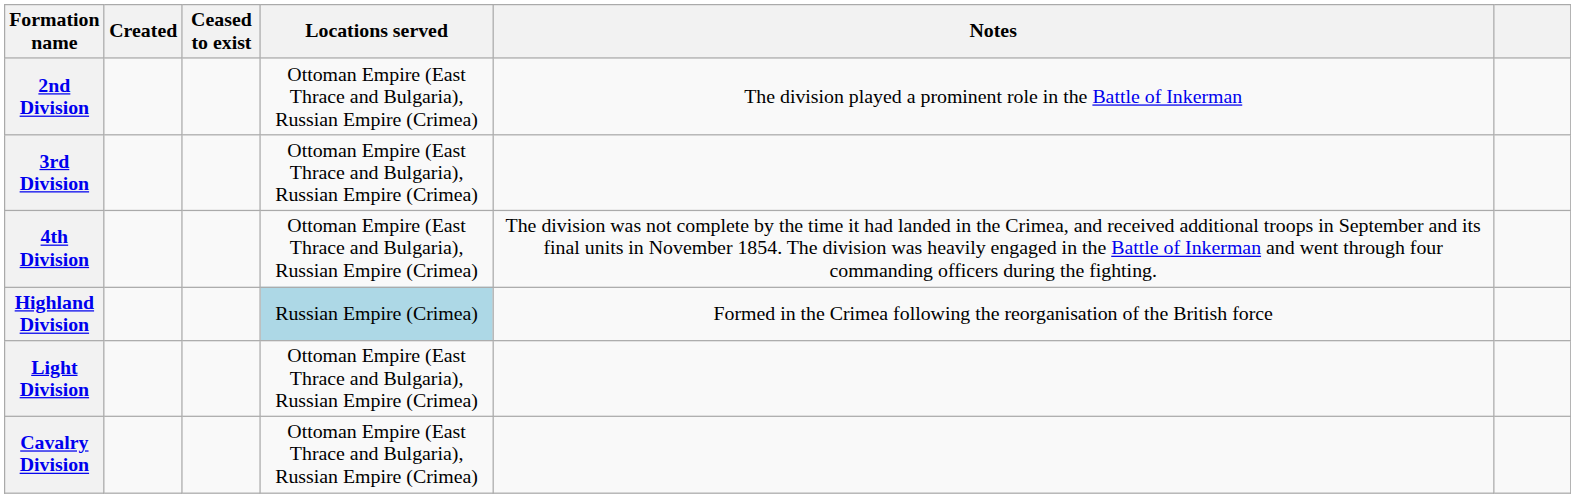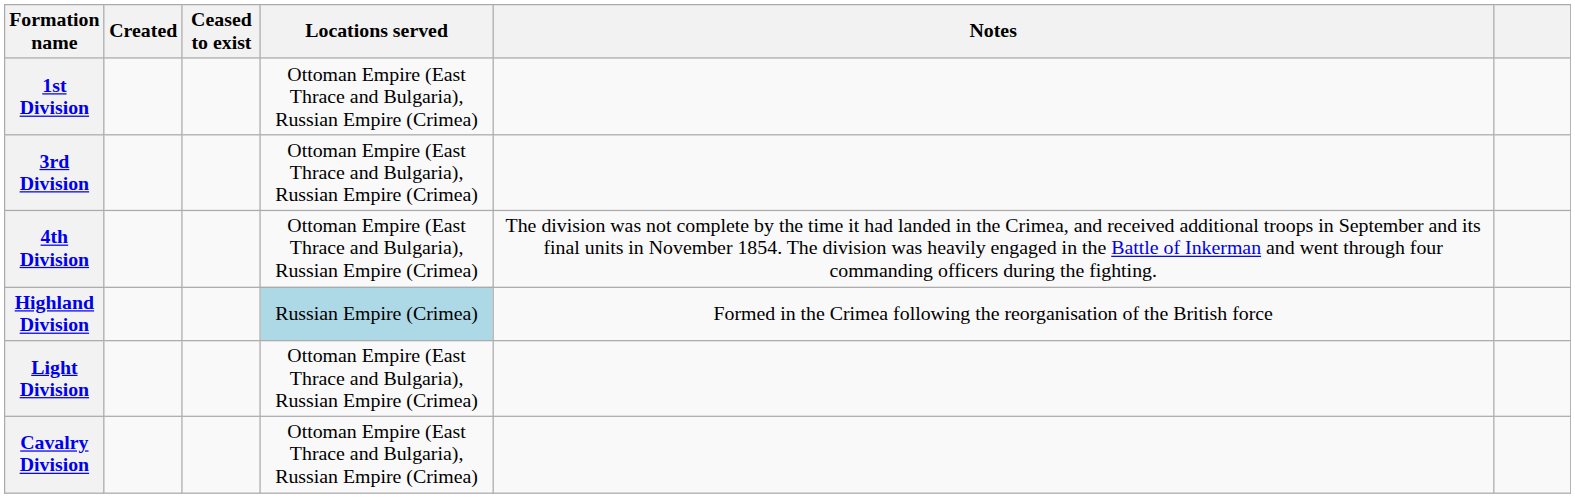+ row: (54, 96)
- row: (54, 96)
